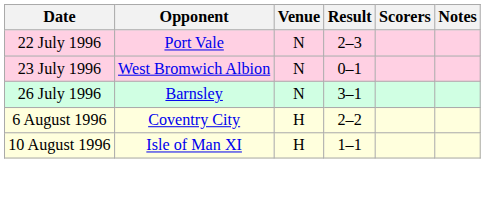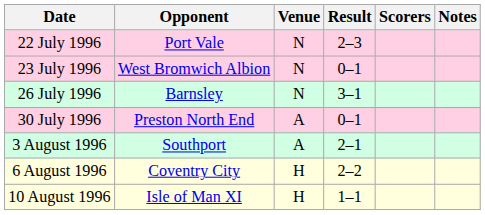+ row: (59, 119)
+ row: (59, 145)
